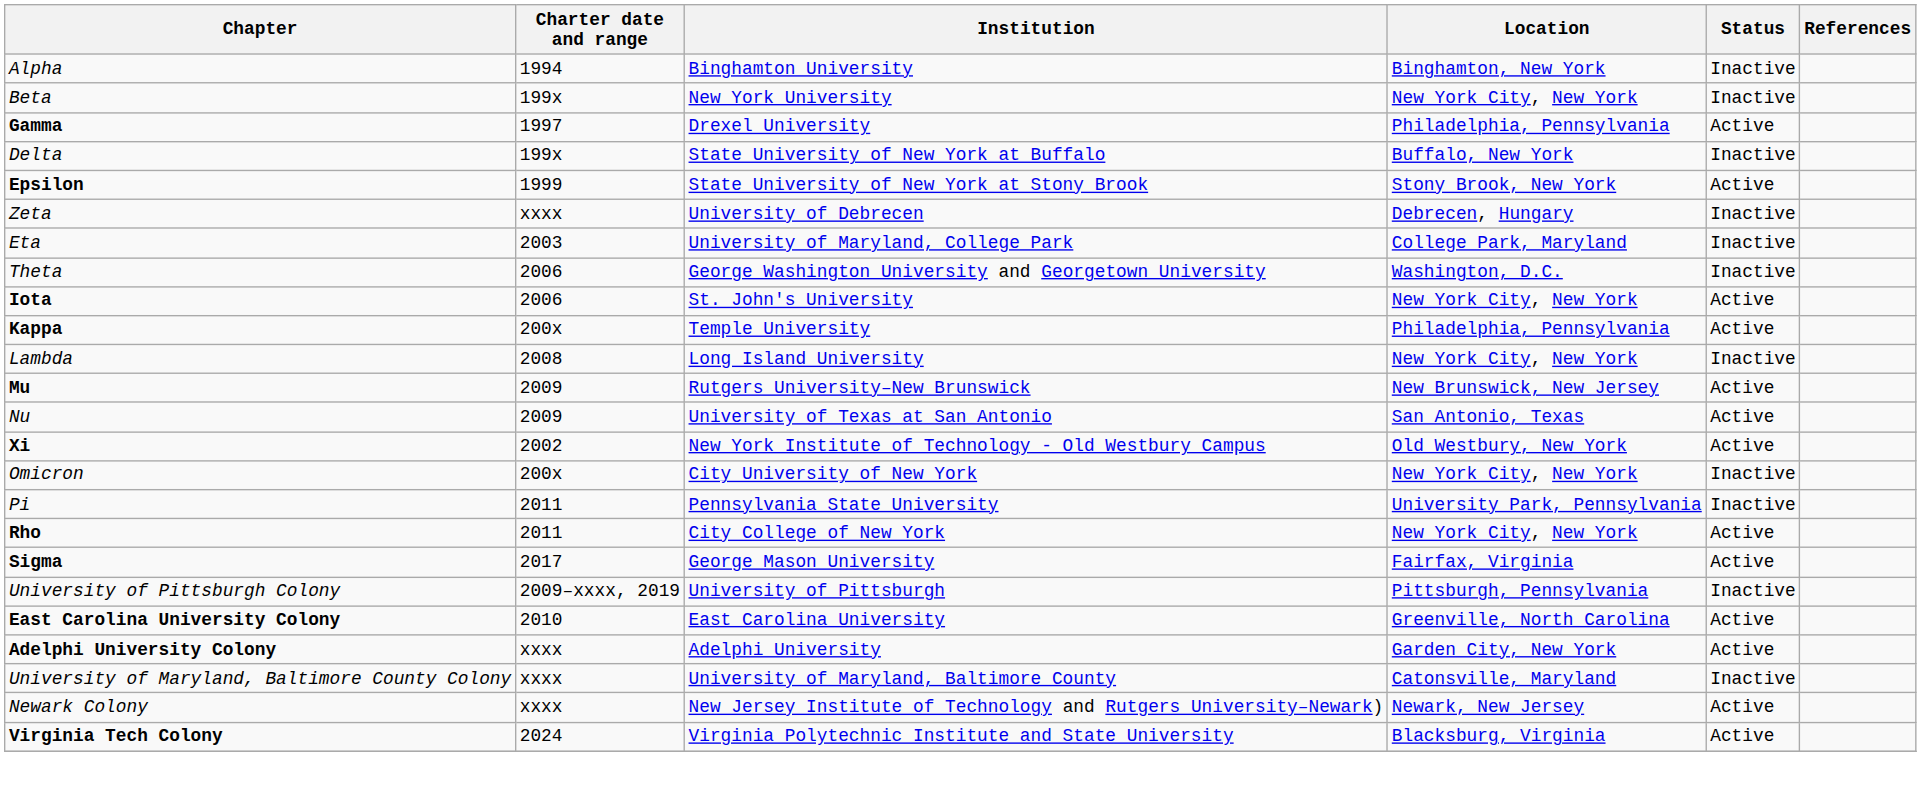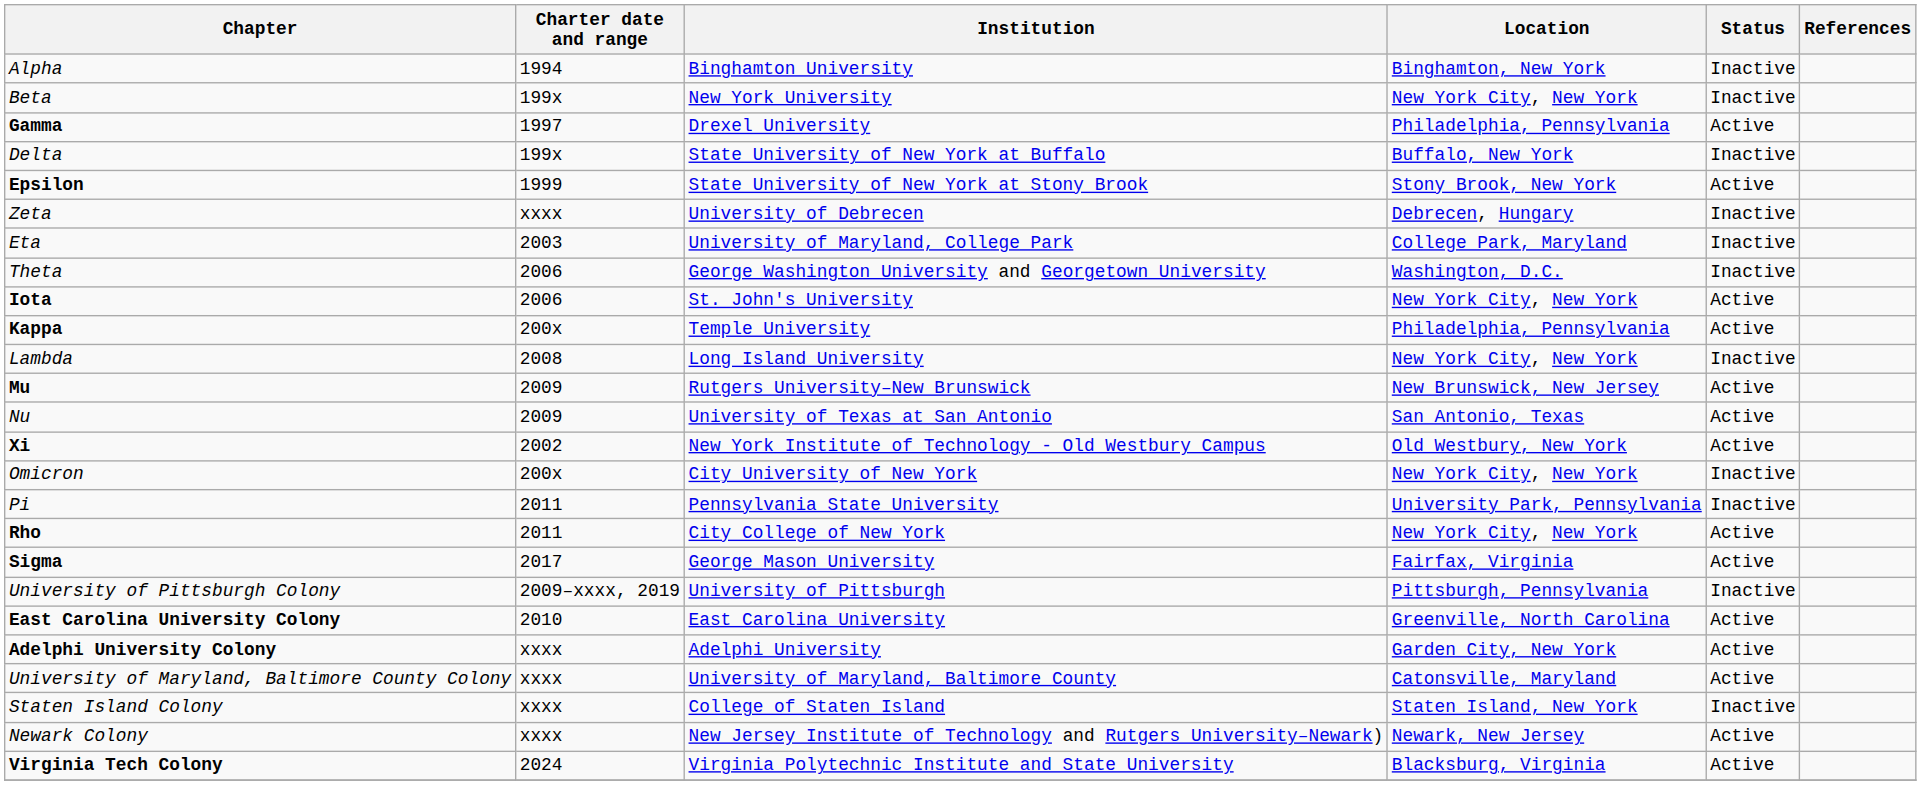(1753, 678) Inactive -> (1742, 678) Active
+ row: (116, 707)
